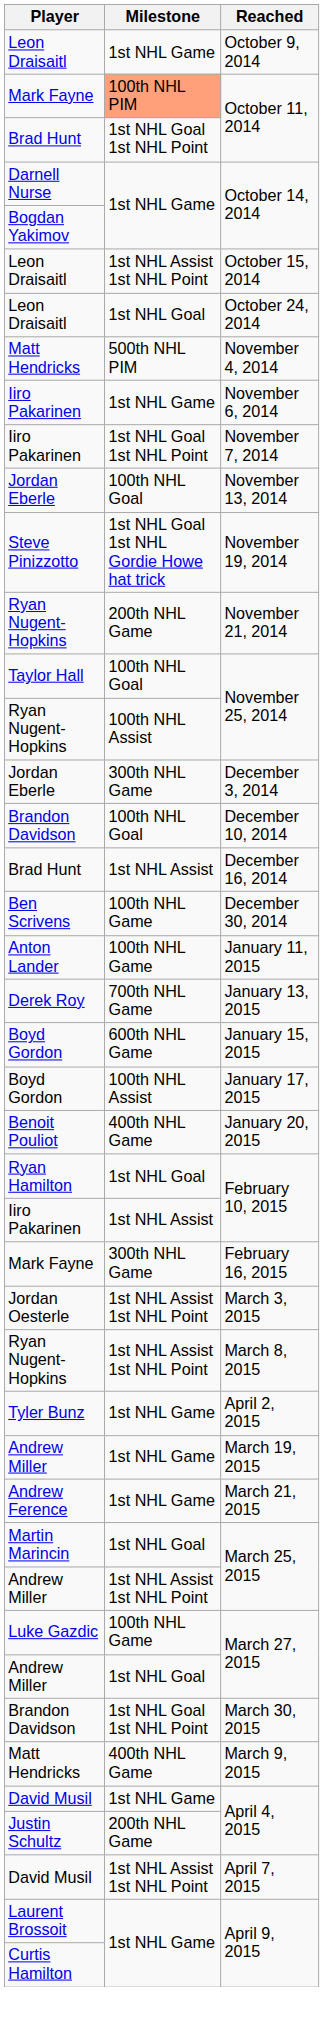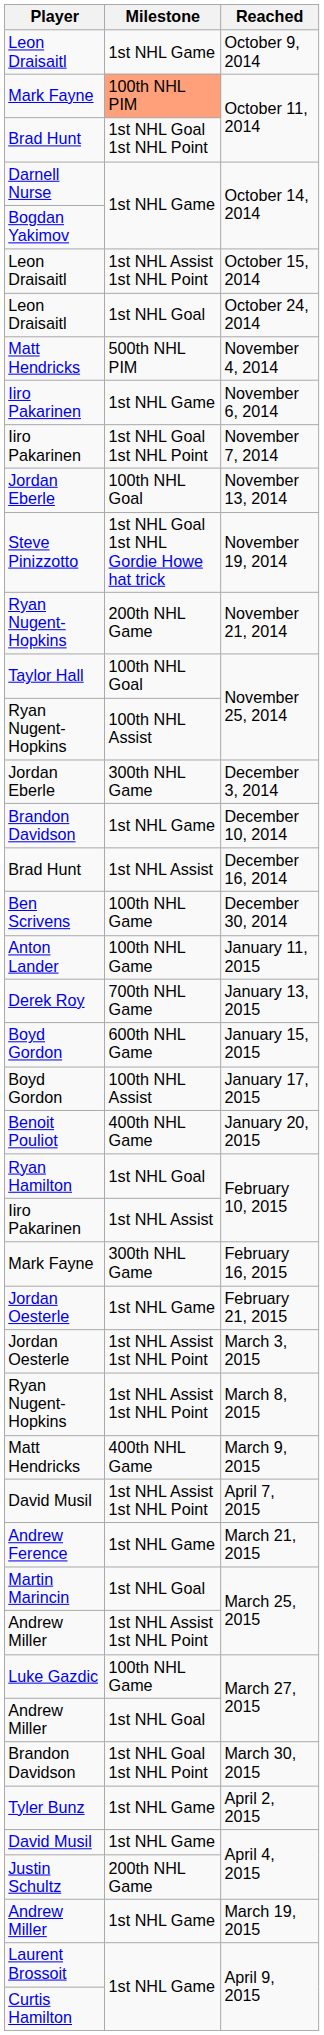(147, 825) 100th NHL Goal -> (162, 825) 1st NHL Game
+ row: (39, 1307)
rows swapped: (44, 1763) <-> (46, 1413)
rows swapped: (36, 1457) <-> (50, 1877)
